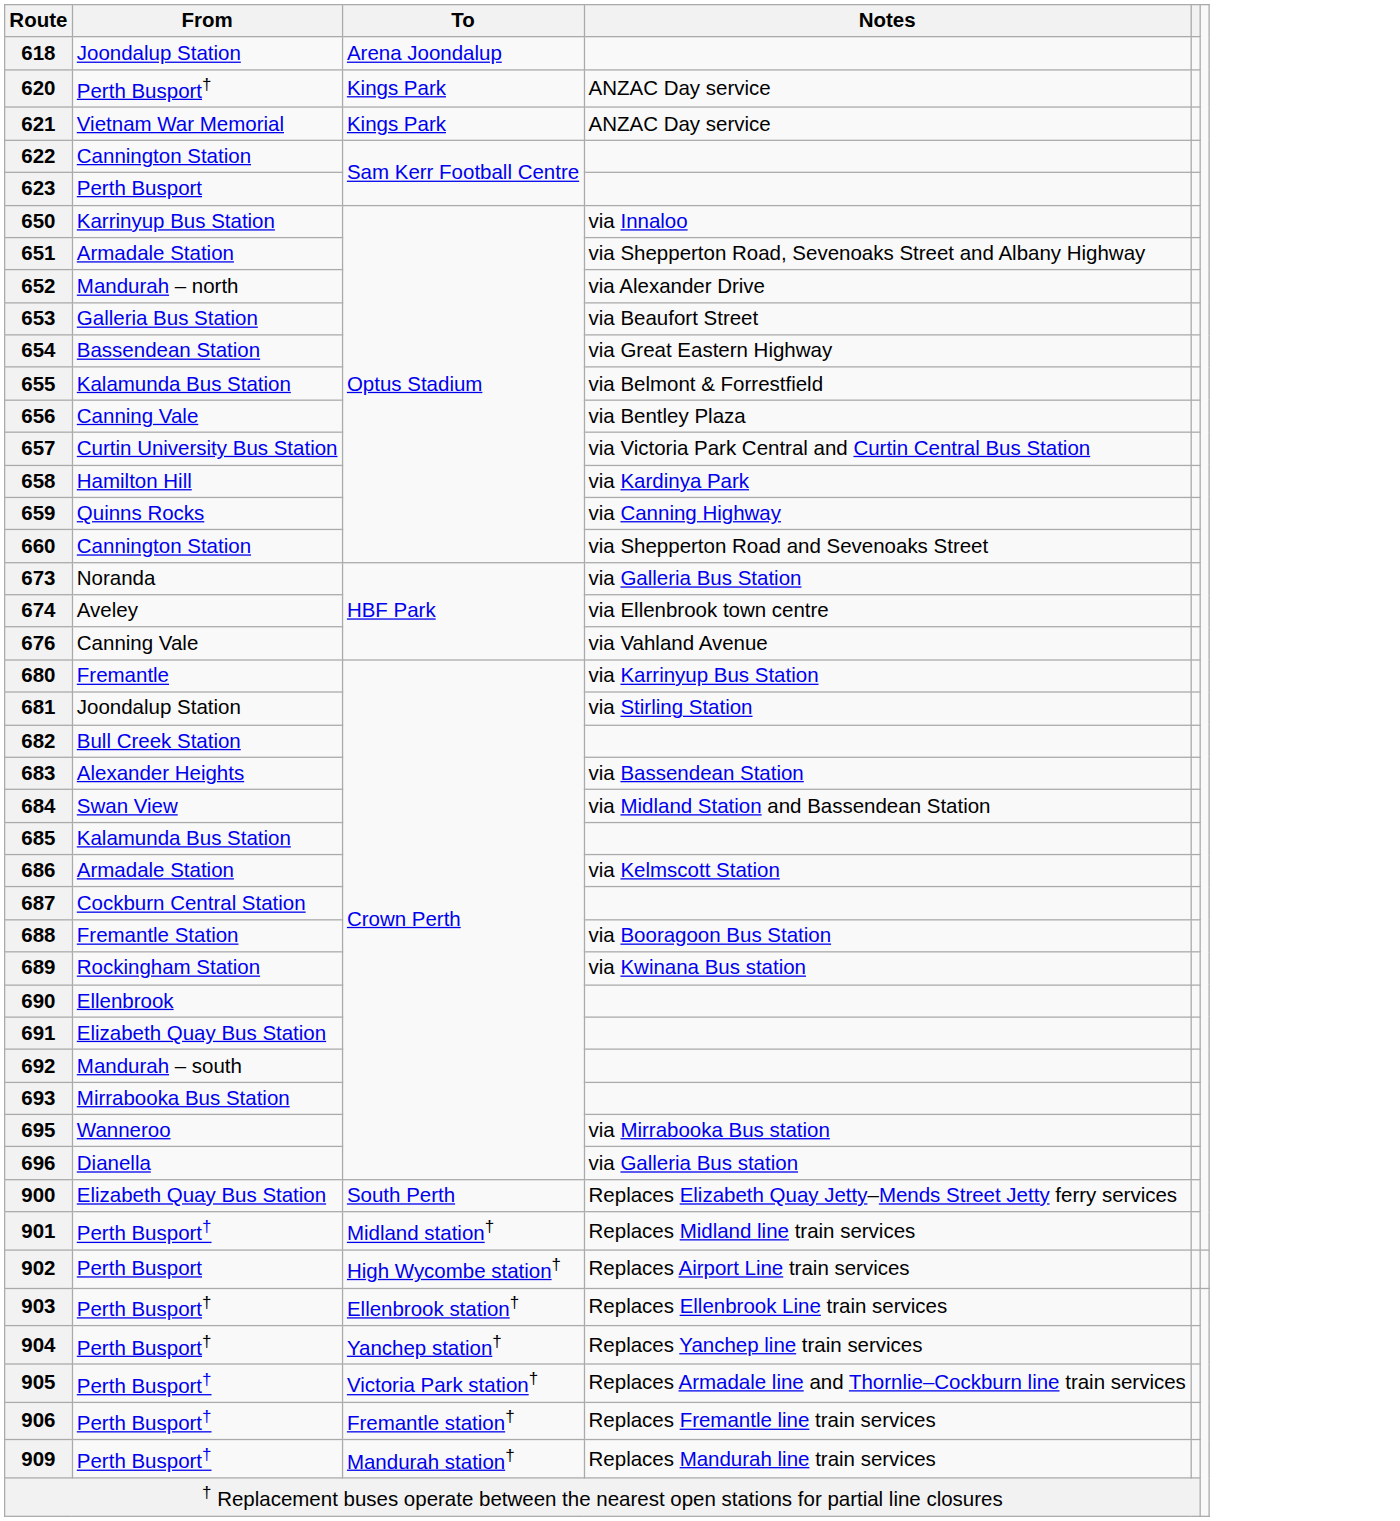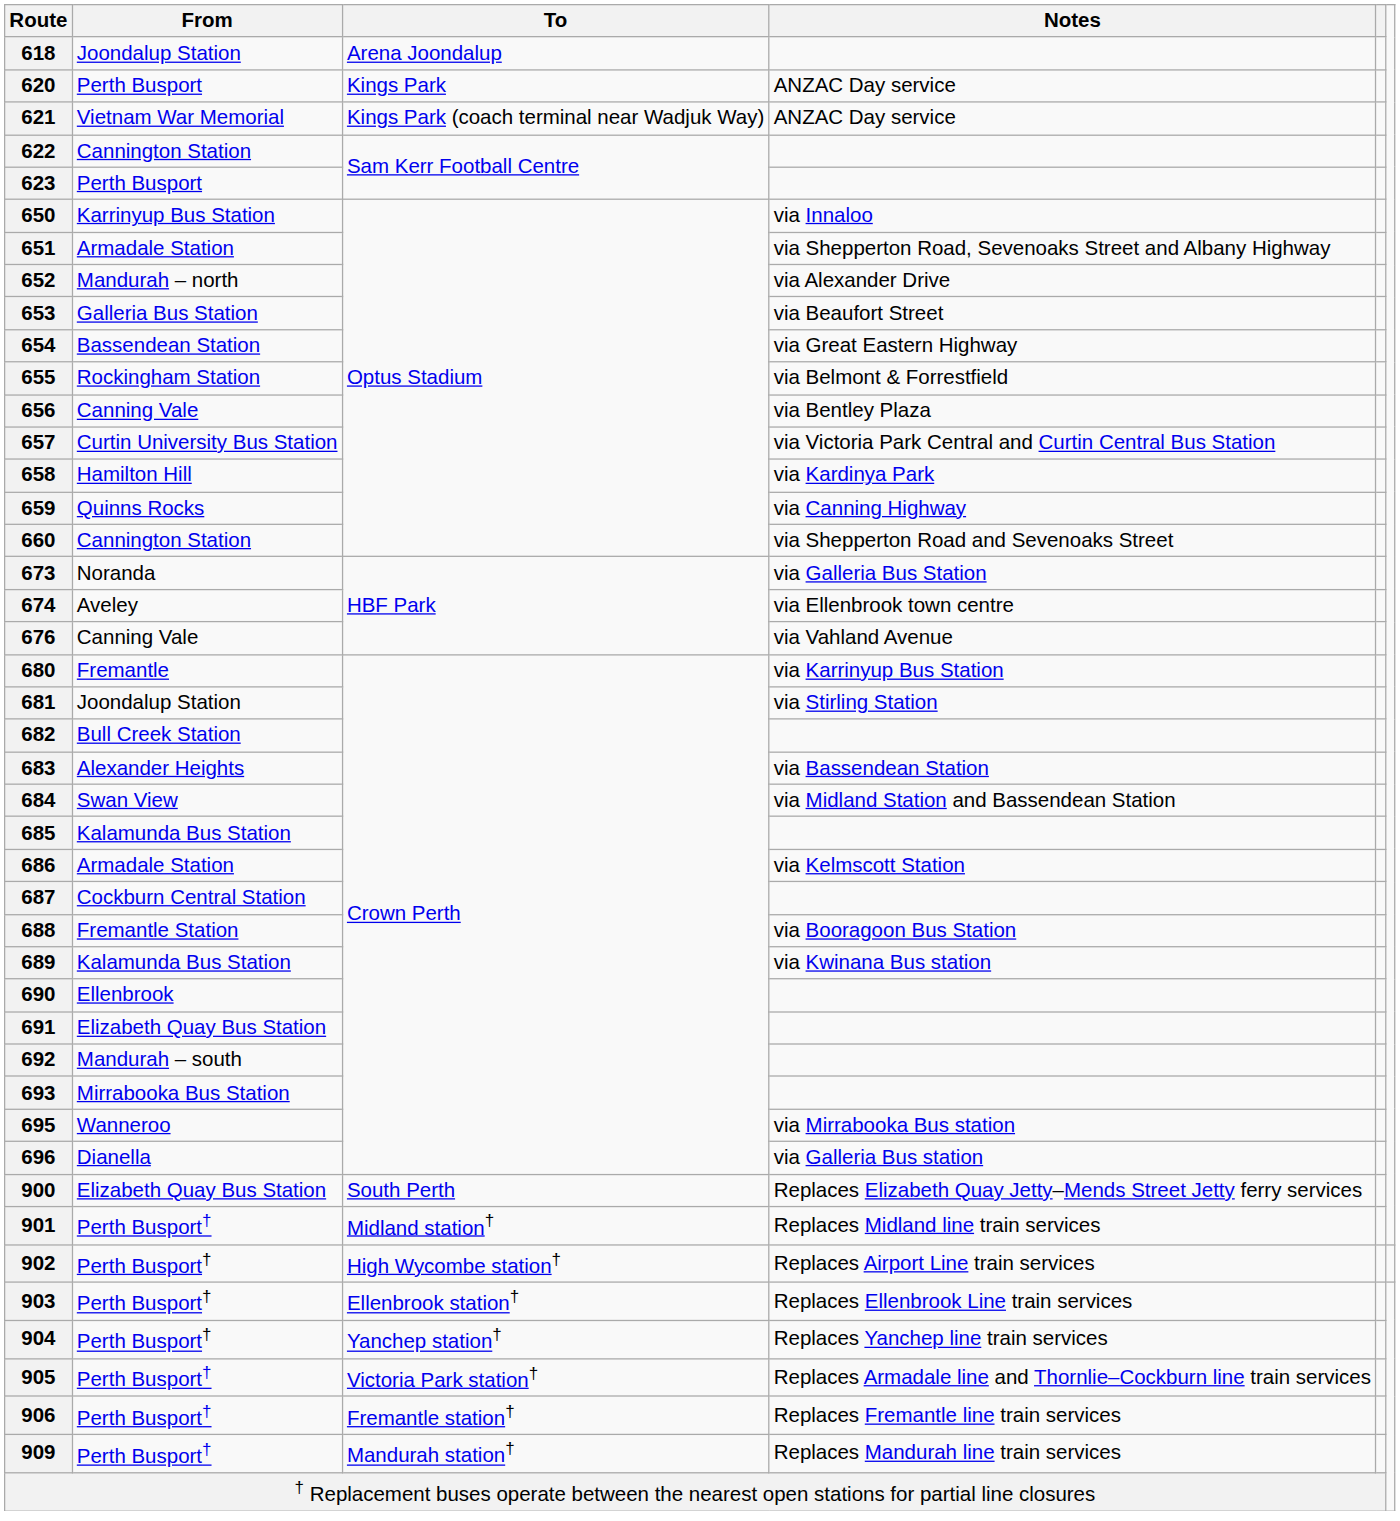(144, 88) Perth Busport† -> (139, 85) Perth Busport
(396, 123) Kings Park -> (556, 118) Kings Park (coach terminal near Wadjuk Way)
(184, 383) Kalamunda Bus Station -> (168, 378) Rockingham Station
(168, 968) Rockingham Station -> (184, 962) Kalamunda Bus Station
(139, 1268) Perth Busport -> (144, 1263) Perth Busport†
